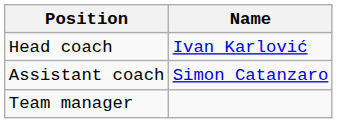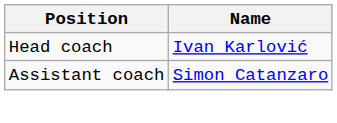- row: (71, 103)
